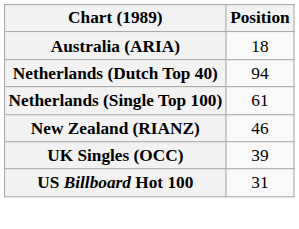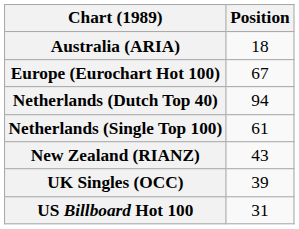+ row: (115, 73)
(260, 127) 46 -> (260, 155) 43
